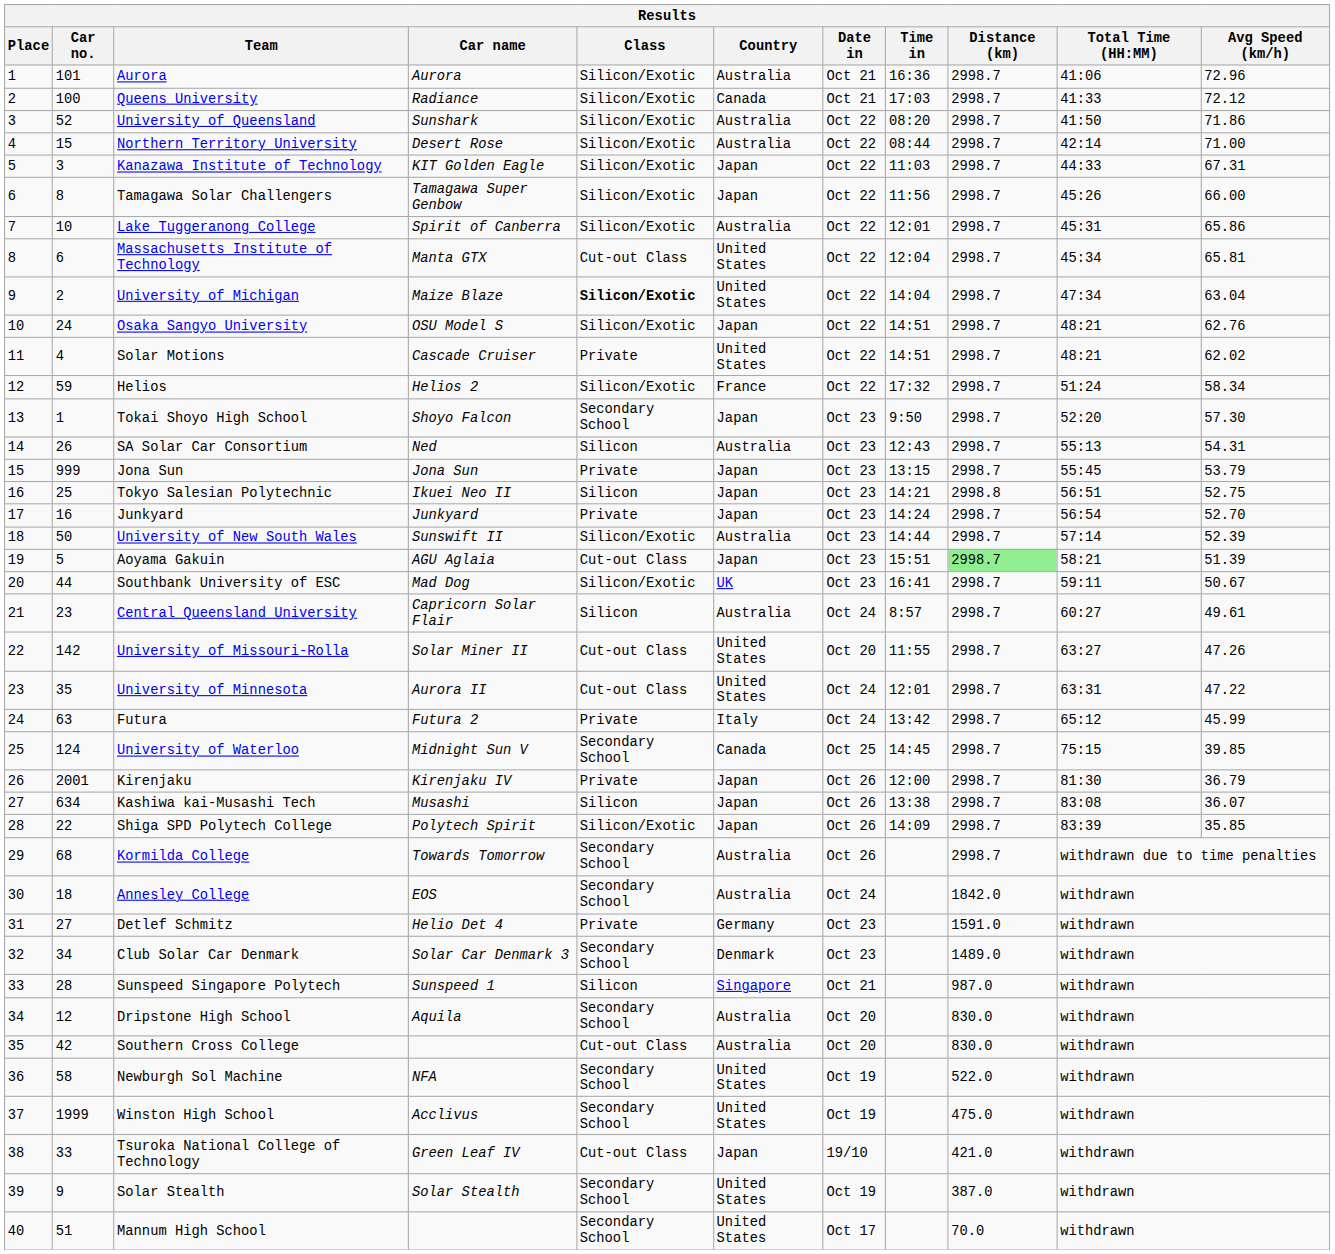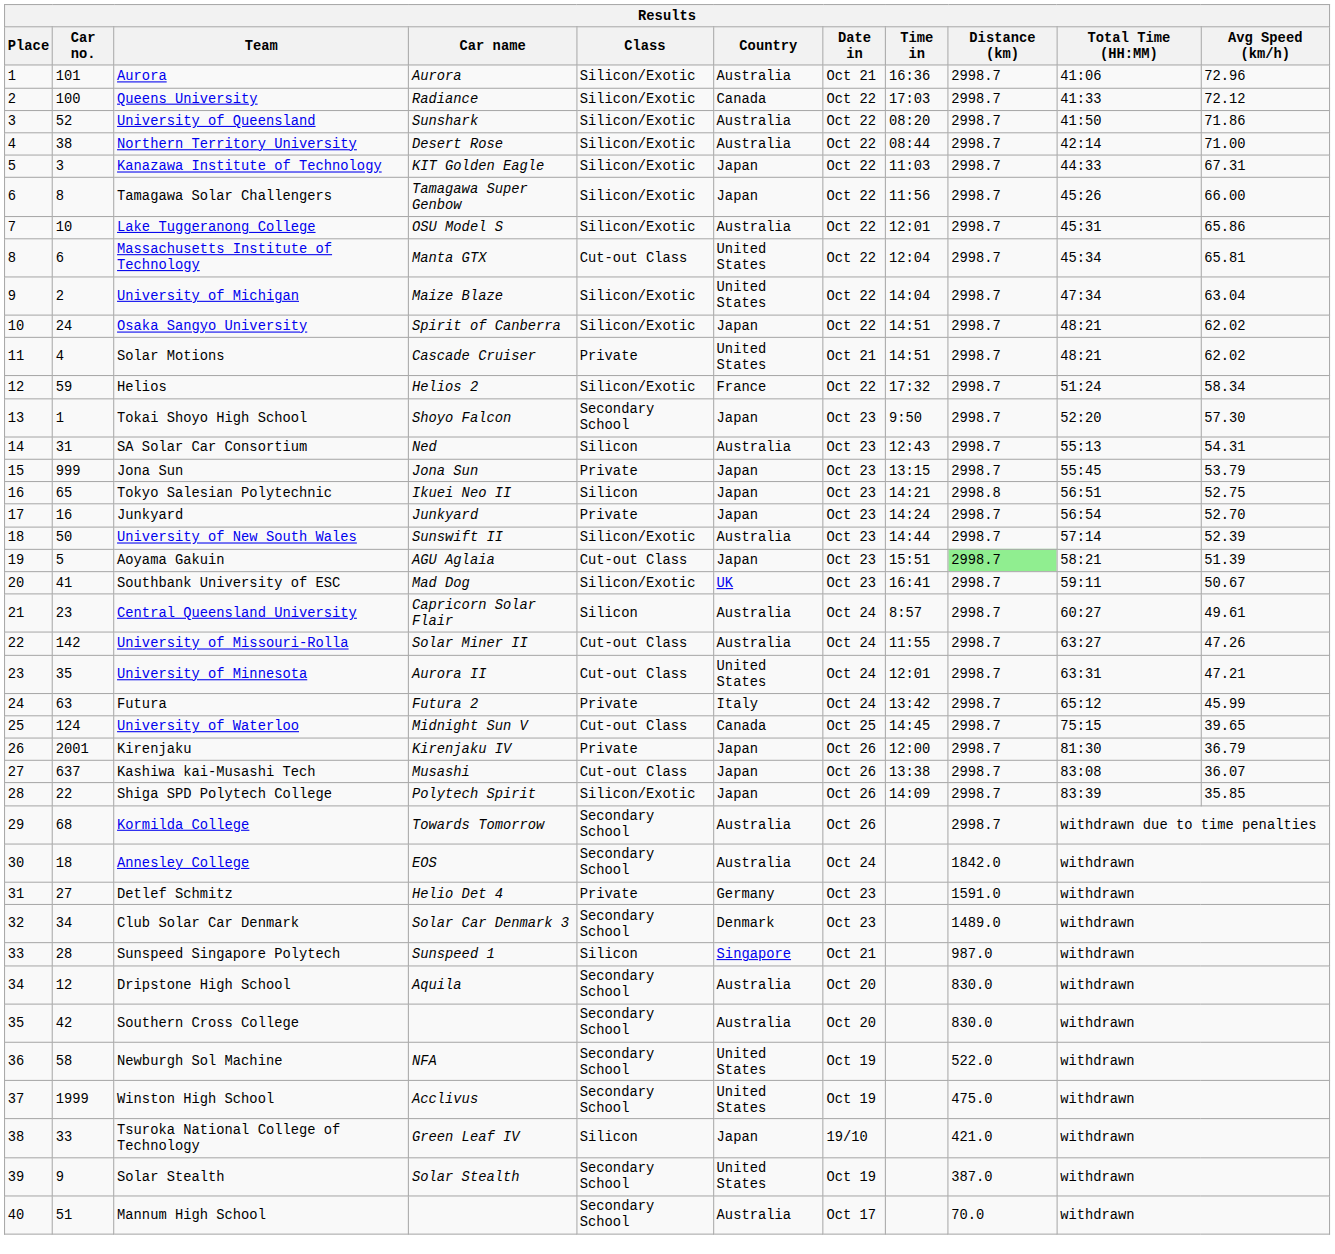(851, 99) Oct 21 -> (851, 99) Oct 22
(64, 144) 15 -> (64, 144) 38
(486, 227) Spirit of Canberra -> (457, 227) OSU Model S
(638, 296) bold -> (638, 296) normal
(457, 326) OSU Model S -> (486, 326) Spirit of Canberra
(1225, 326) 62.76 -> (1225, 326) 62.02
(851, 357) Oct 22 -> (851, 357) Oct 21
(64, 448) 26 -> (64, 448) 31
(64, 493) 25 -> (64, 493) 65
(64, 583) 44 -> (64, 583) 41
(741, 652) United States -> (754, 644) Australia
(851, 652) Oct 20 -> (851, 644) Oct 24
(1225, 690) 47.22 -> (1225, 674) 47.21
(617, 751) Secondary School -> (634, 727) Cut-out Class
(1225, 751) 39.85 -> (1225, 727) 39.65
(68, 804) 634 -> (68, 772) 637
(609, 804) Silicon -> (634, 772) Cut-out Class
(634, 1047) Cut-out Class -> (617, 1023) Secondary School
(634, 1154) Cut-out Class -> (609, 1138) Silicon
(741, 1231) United States -> (754, 1215) Australia
